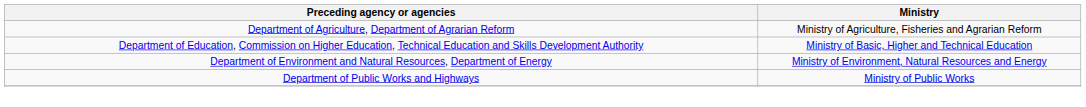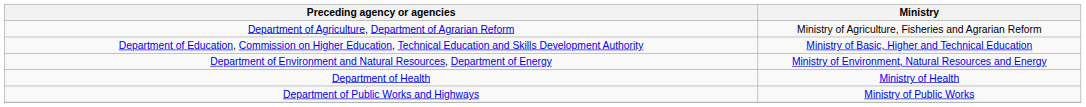+ row: (381, 78)
